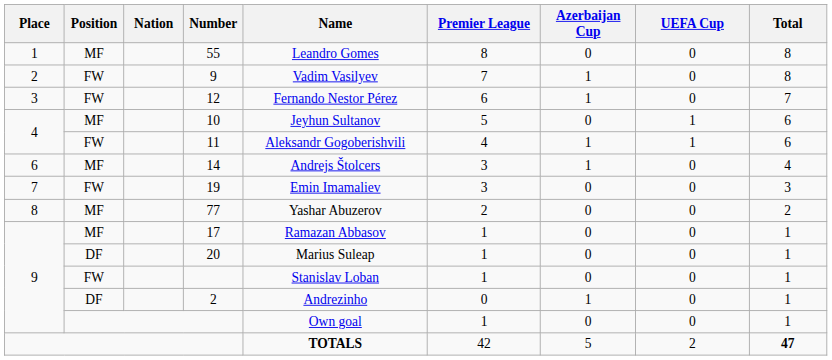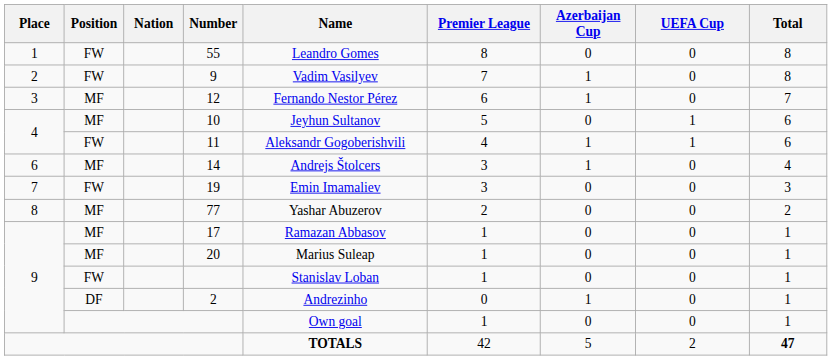(94, 54) MF -> (94, 54) FW
(94, 98) FW -> (94, 98) MF
(94, 254) DF -> (94, 254) MF
